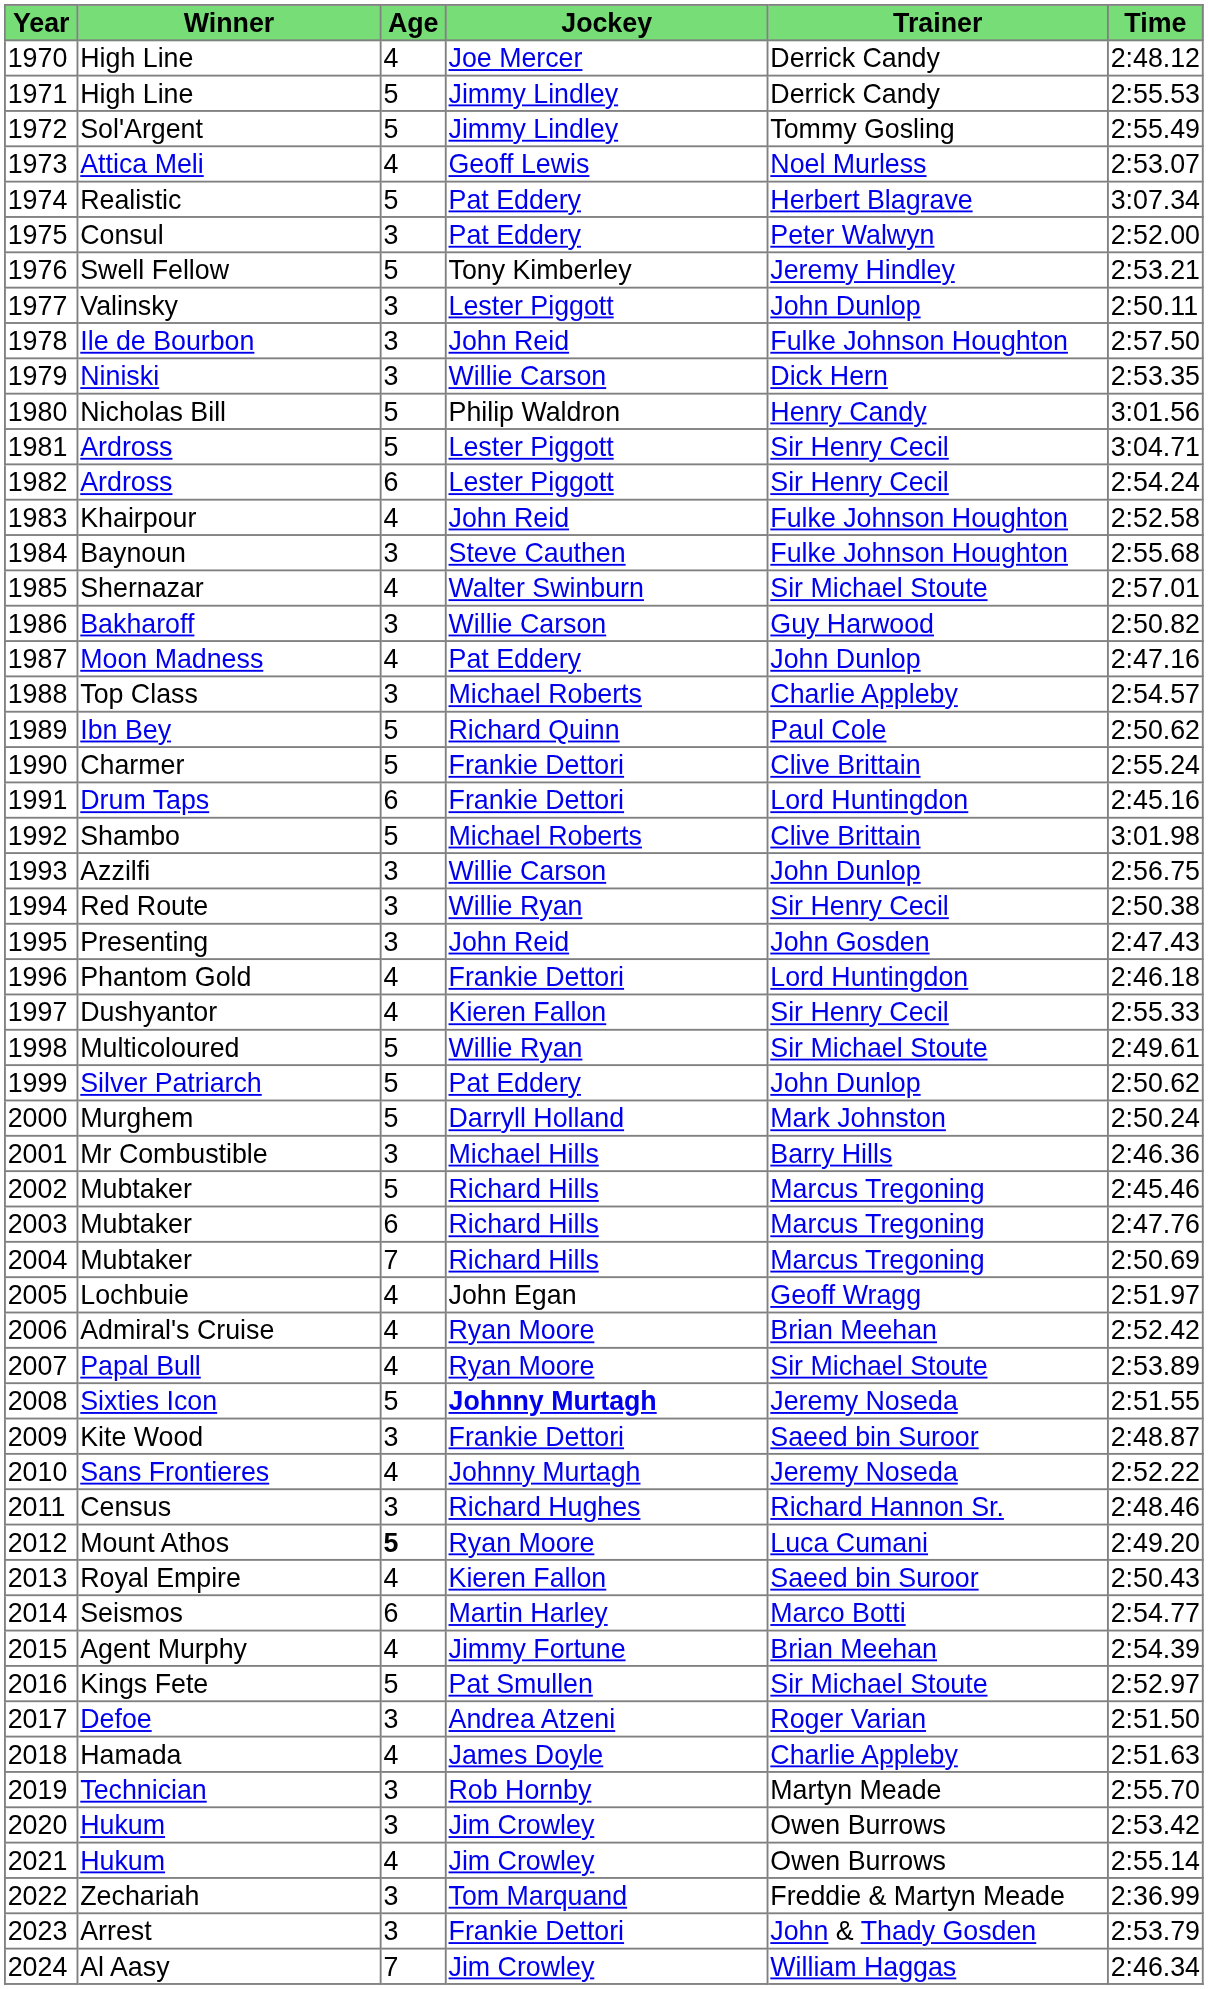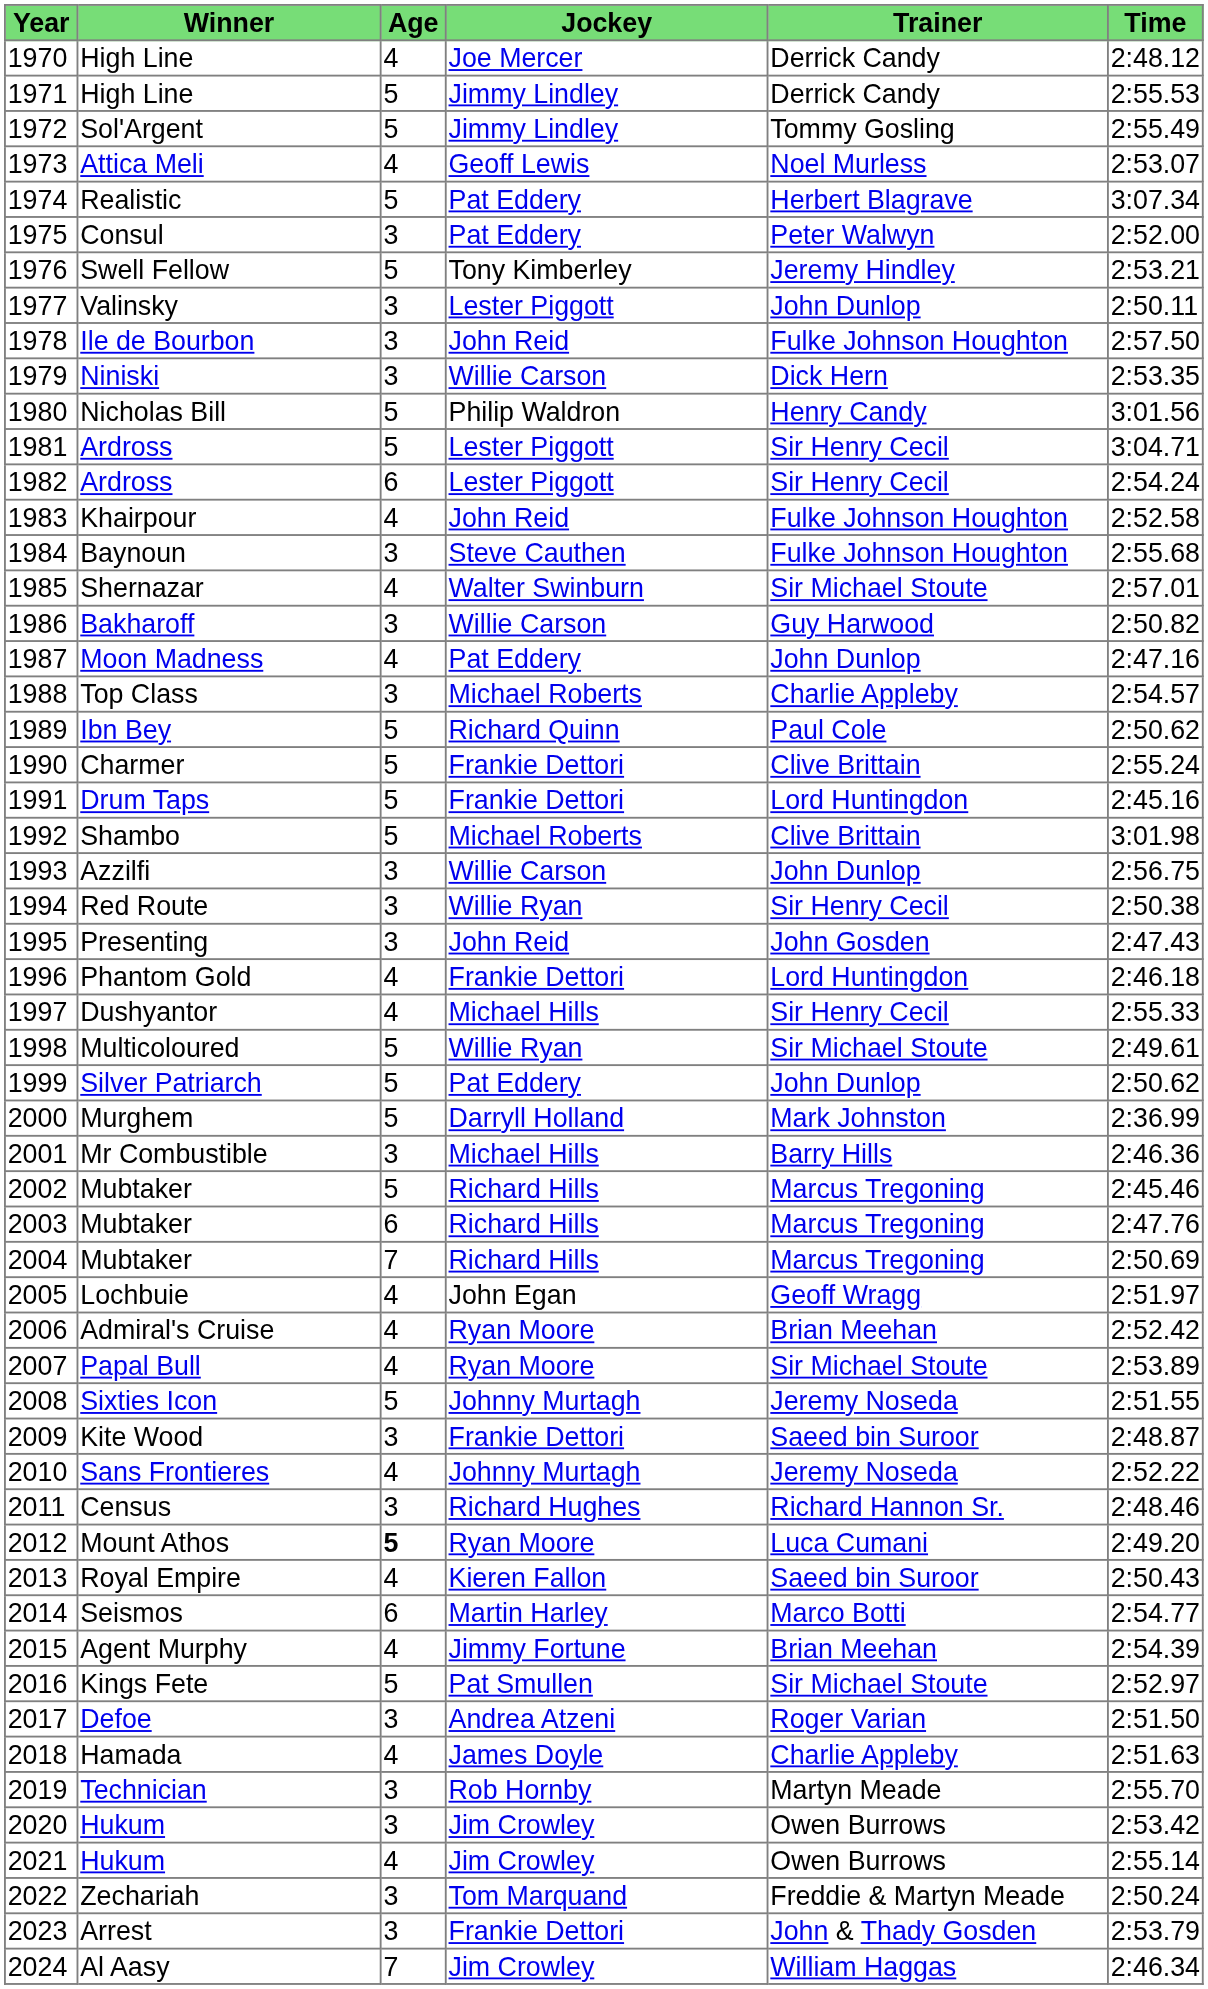(391, 800) 6 -> (391, 800) 5
(527, 1012) Kieren Fallon -> (524, 1012) Michael Hills
(1155, 1118) 2:50.24 -> (1155, 1118) 2:36.99
(553, 1401) bold -> (545, 1401) normal
(1155, 1896) 2:36.99 -> (1155, 1896) 2:50.24
